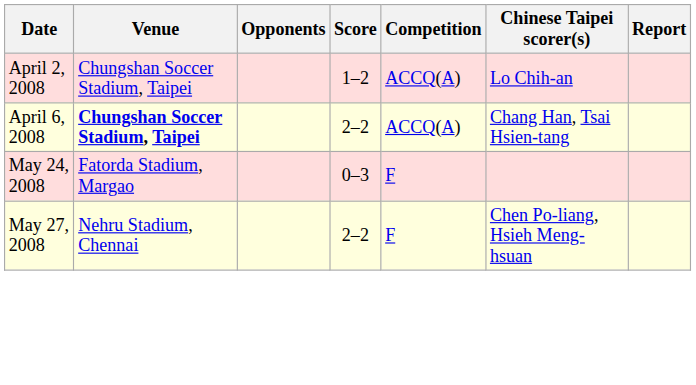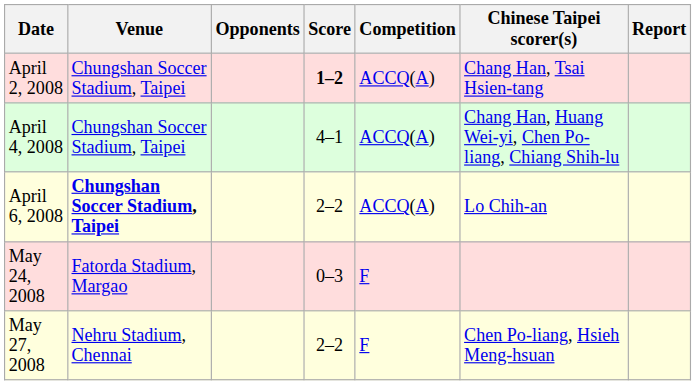(355, 78) normal -> (330, 78) bold
(531, 78) Lo Chih-an -> (524, 78) Chang Han, Tsai Hsien-tang
+ row: (36, 137)
(550, 127) Chang Han, Tsai Hsien-tang -> (506, 206) Lo Chih-an
